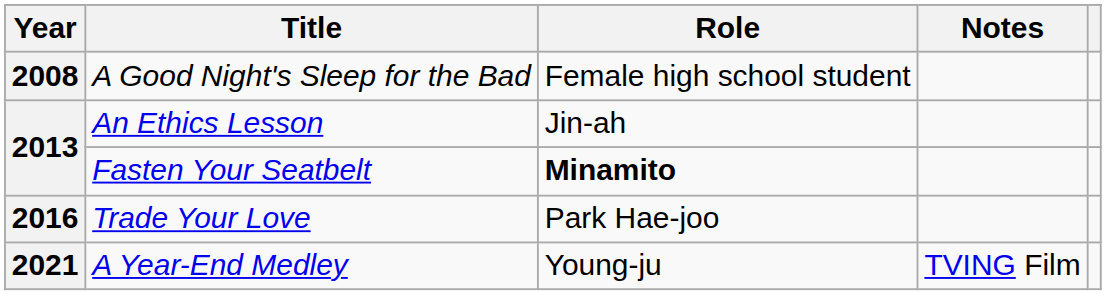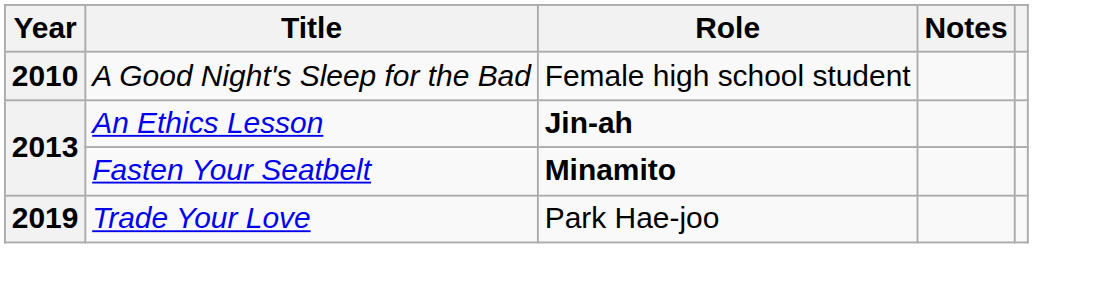(45, 75) 2008 -> (45, 75) 2010
(585, 123) normal -> (589, 123) bold
(45, 218) 2016 -> (45, 218) 2019
- row: (220, 265)
